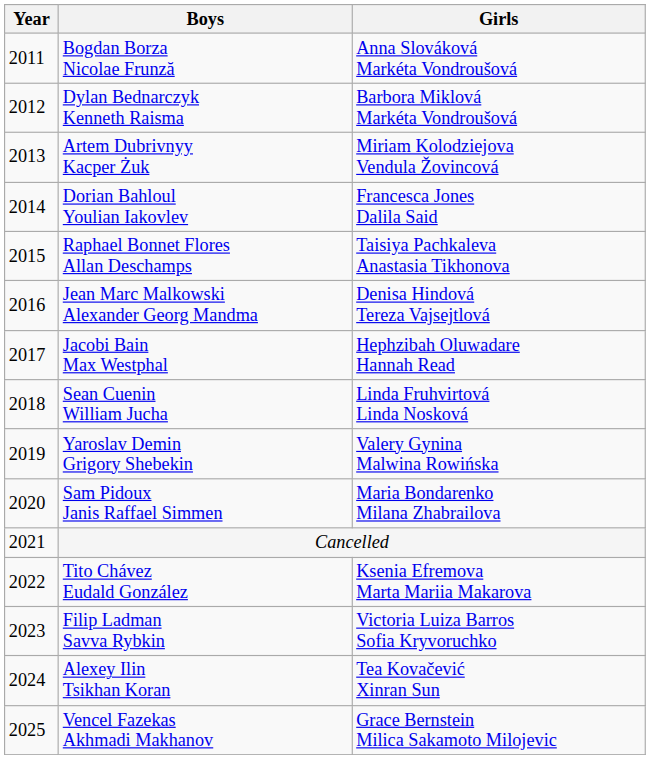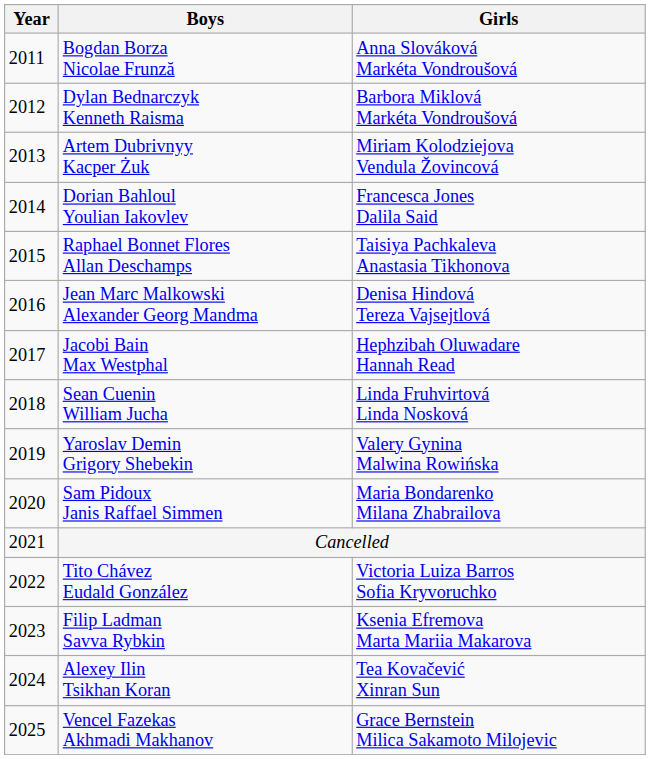(444, 581) Ksenia Efremova Marta Mariia Makarova -> (435, 581) Victoria Luiza Barros Sofia Kryvoruchko
(435, 631) Victoria Luiza Barros Sofia Kryvoruchko -> (444, 631) Ksenia Efremova Marta Mariia Makarova
